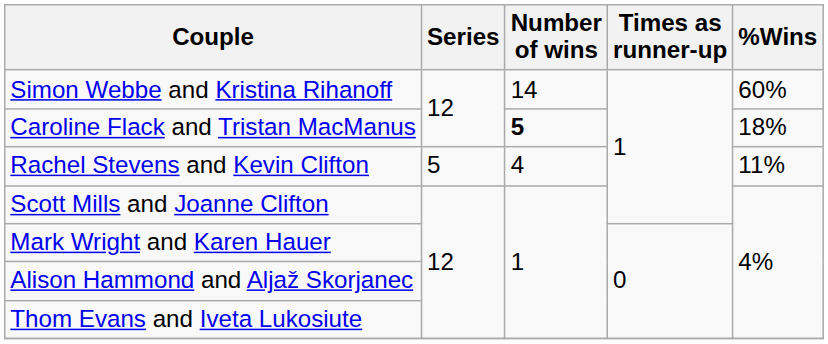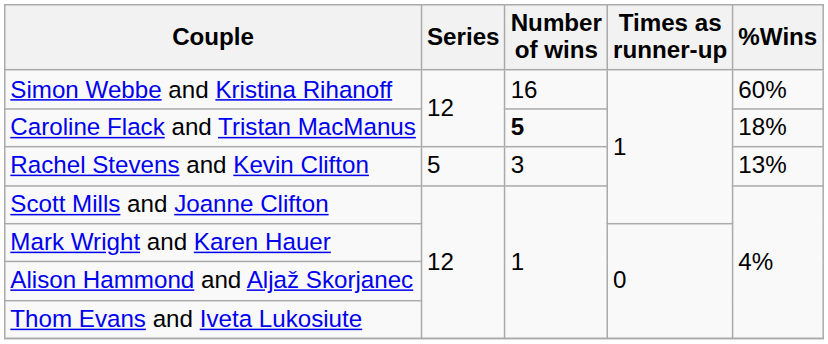(524, 89) 14 -> (524, 89) 16
(517, 165) 4 -> (517, 165) 3
(762, 165) 11% -> (762, 165) 13%
